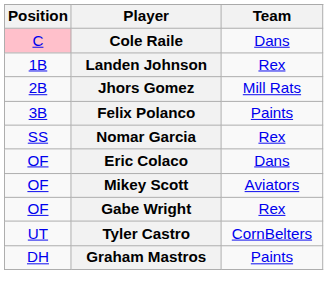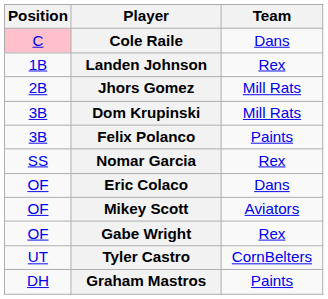+ row: (146, 112)
